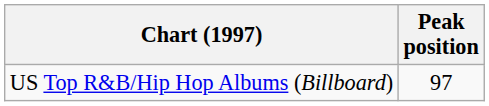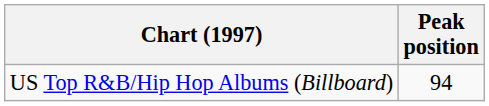(441, 82) 97 -> (441, 82) 94
